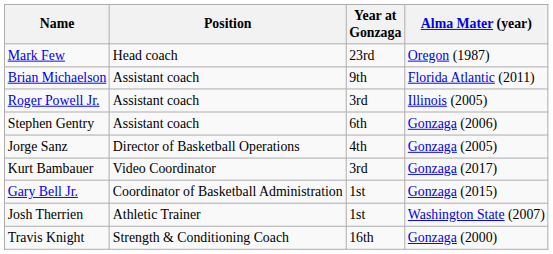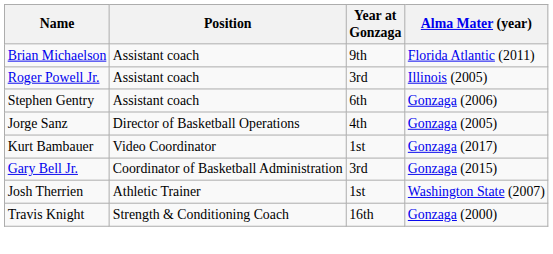- row: (36, 55)
(358, 169) 3rd -> (357, 146) 1st
(357, 192) 1st -> (358, 169) 3rd
